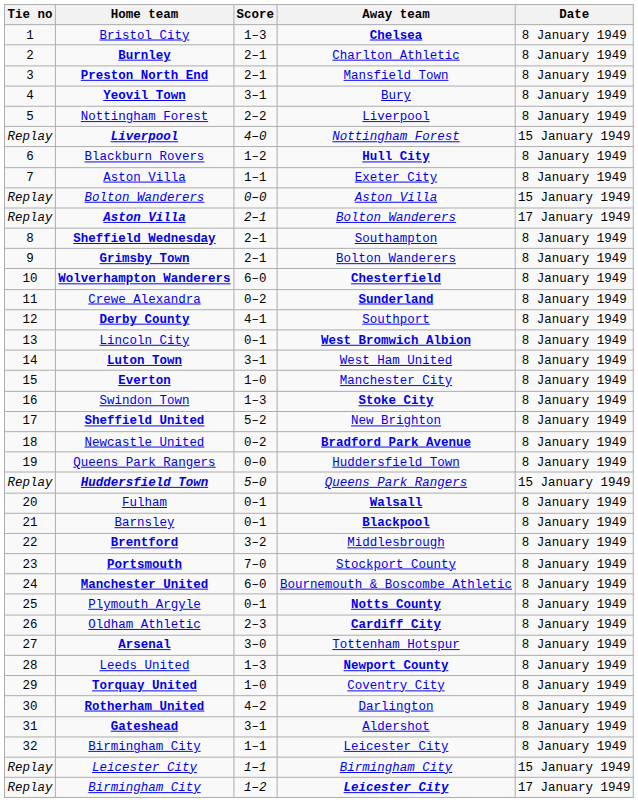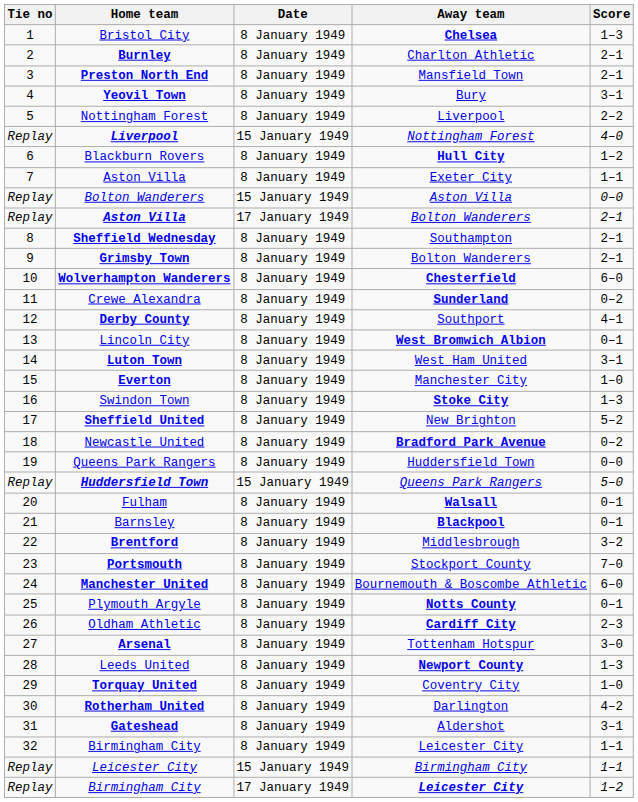columns swapped: (255, 15) <-> (574, 15)
